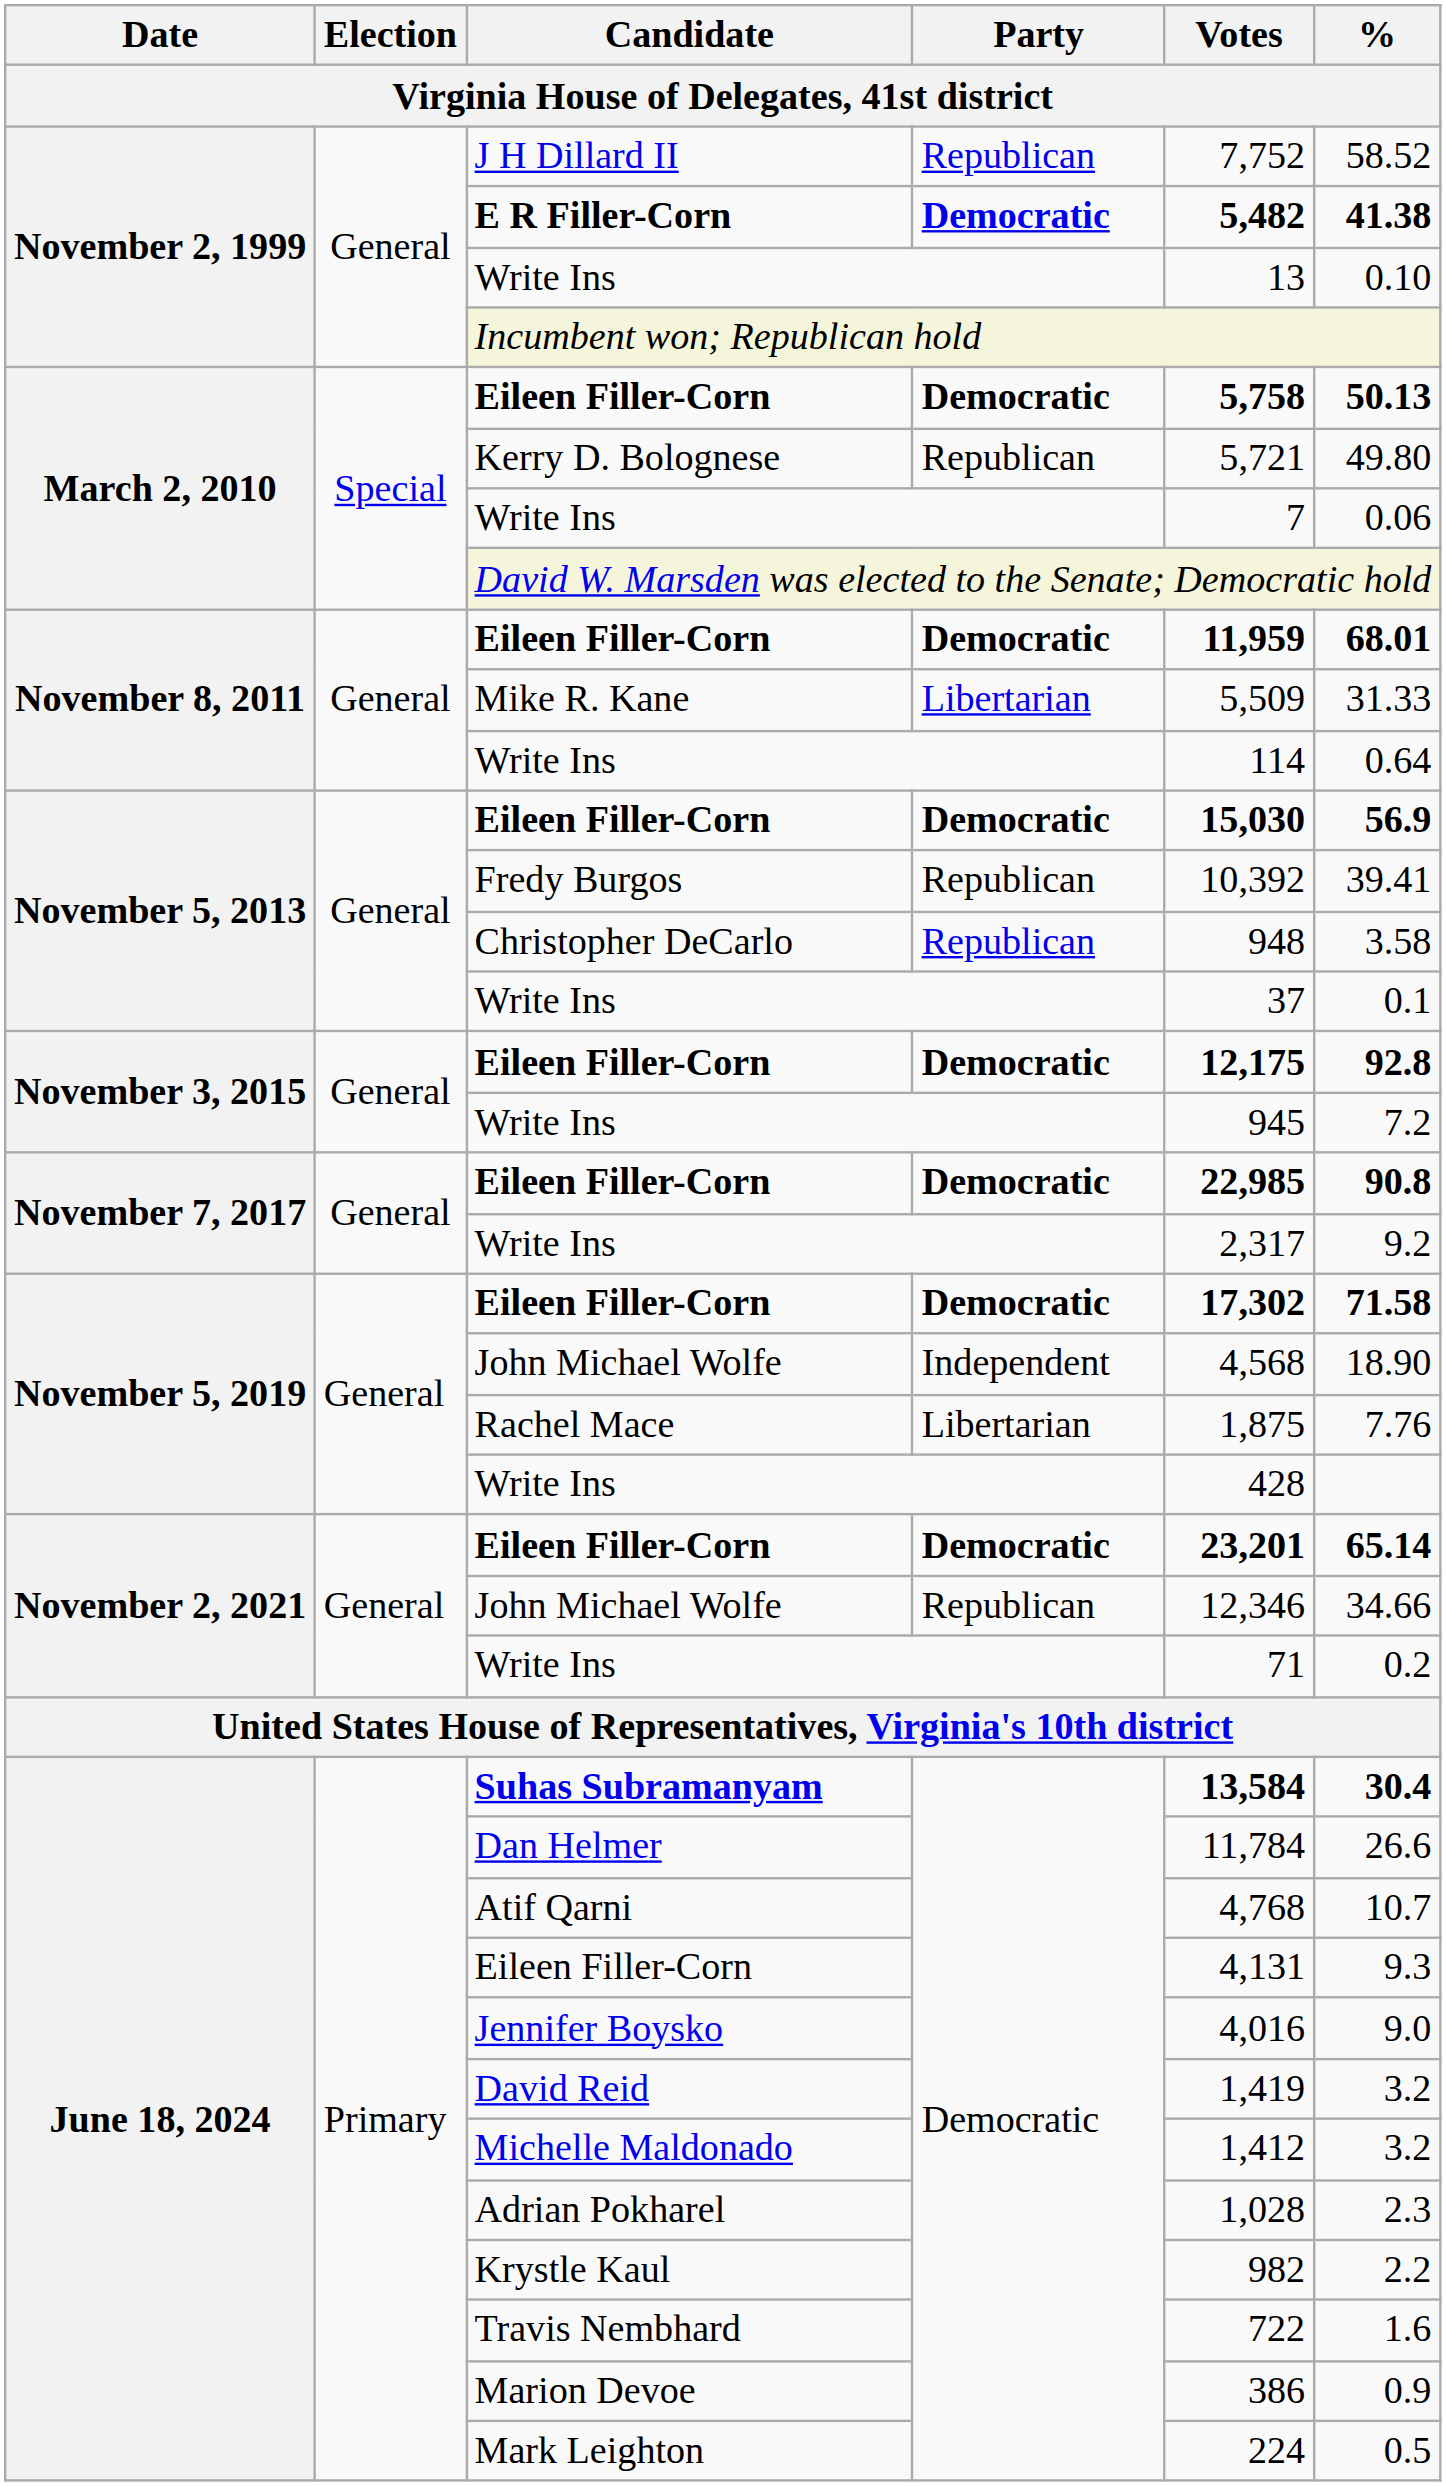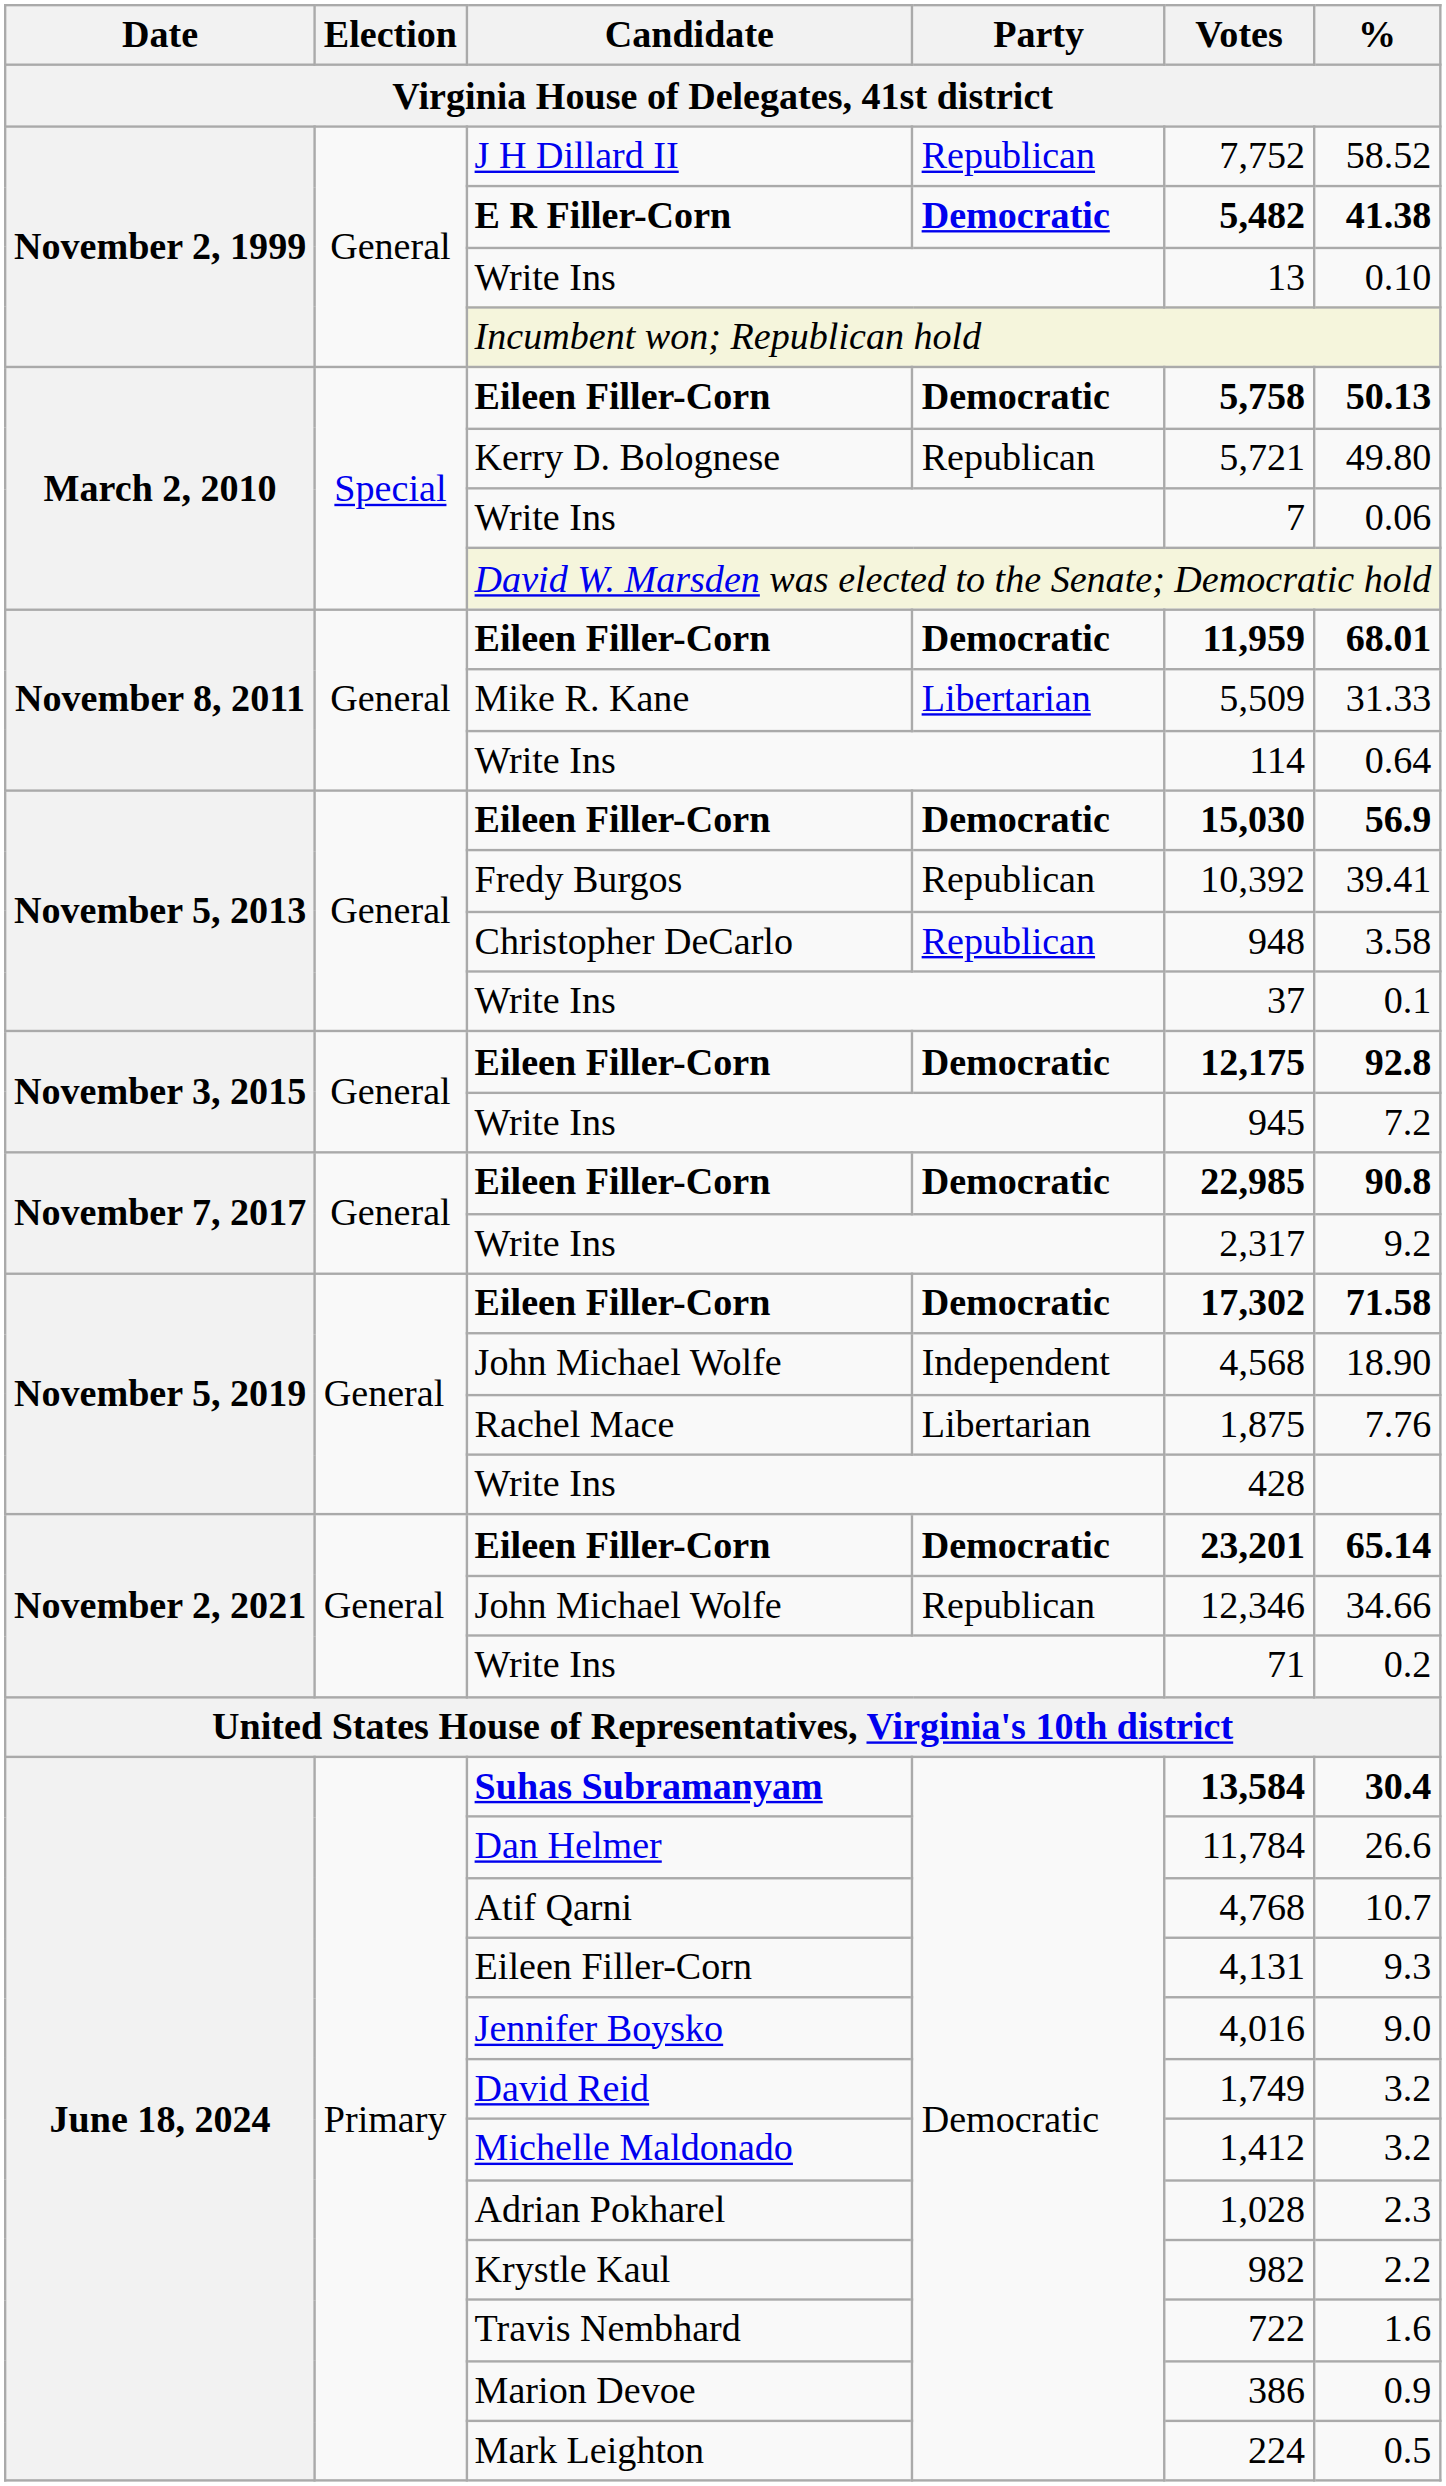(1262, 2088) 1,419 -> (1262, 2088) 1,749
